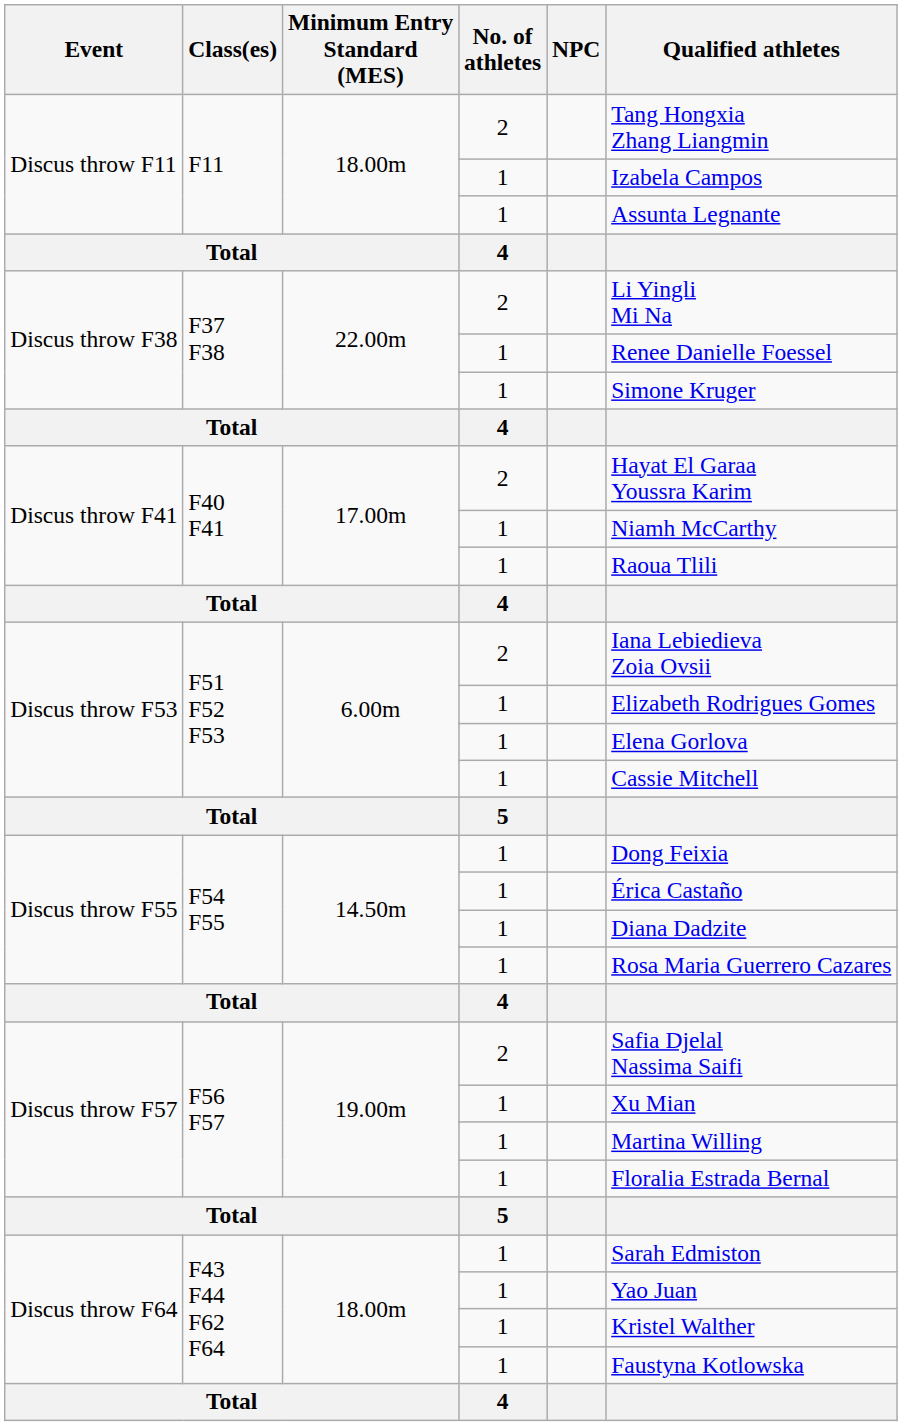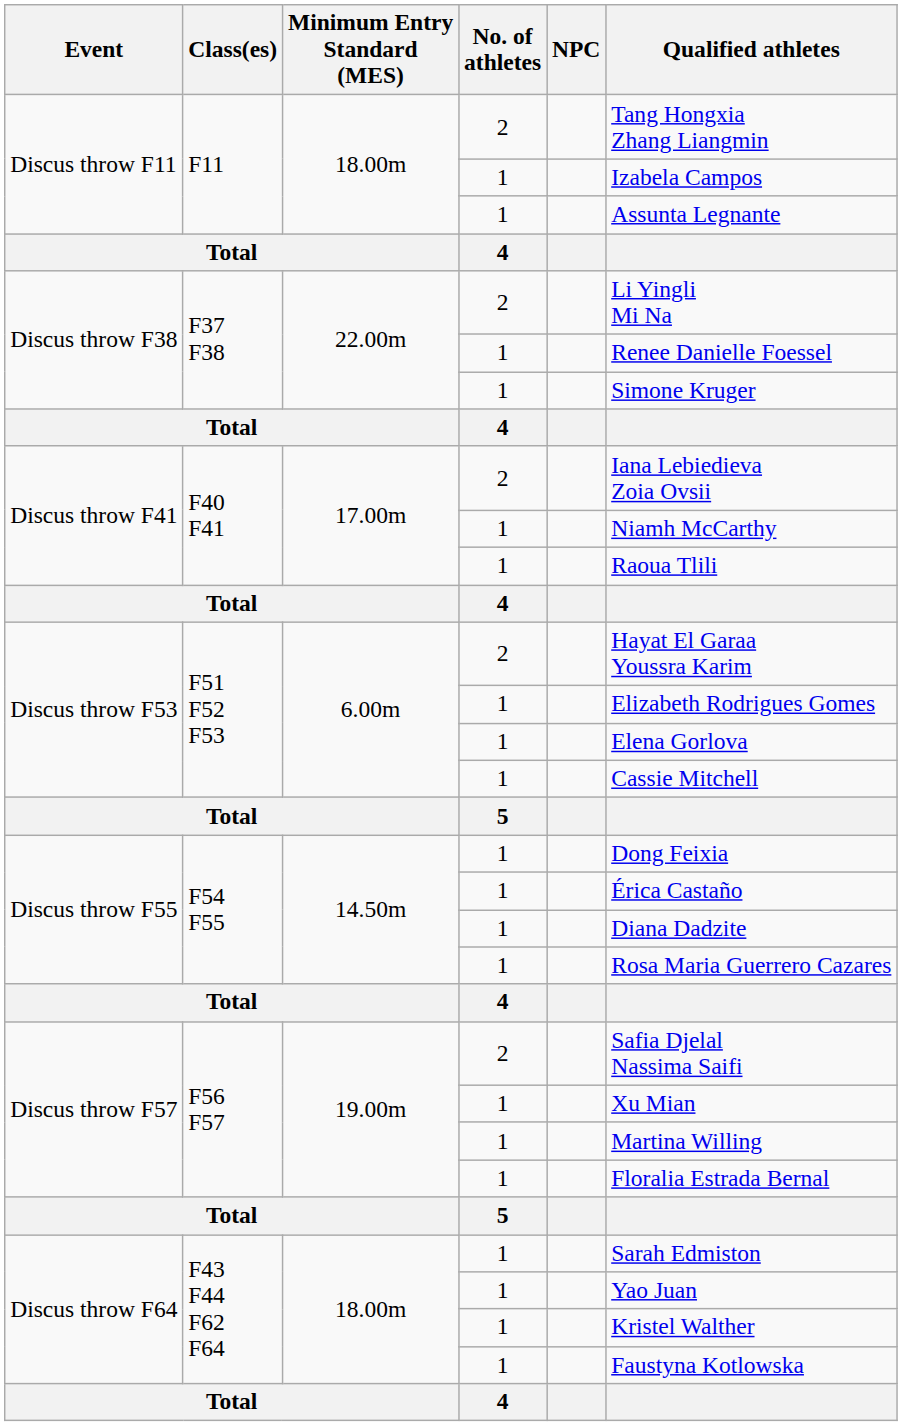(684, 477) Hayat El Garaa Youssra Karim -> (687, 477) Iana Lebiedieva Zoia Ovsii
(687, 653) Iana Lebiedieva Zoia Ovsii -> (684, 653) Hayat El Garaa Youssra Karim
